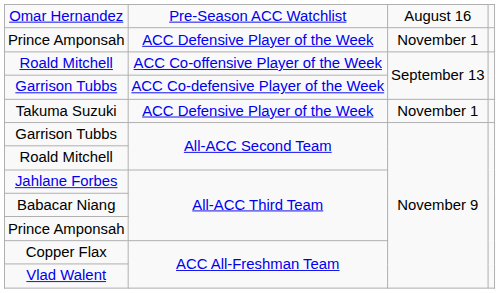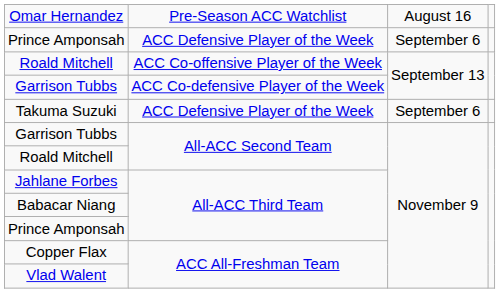(438, 39) November 1 -> (438, 39) September 6
(438, 110) November 1 -> (438, 110) September 6
